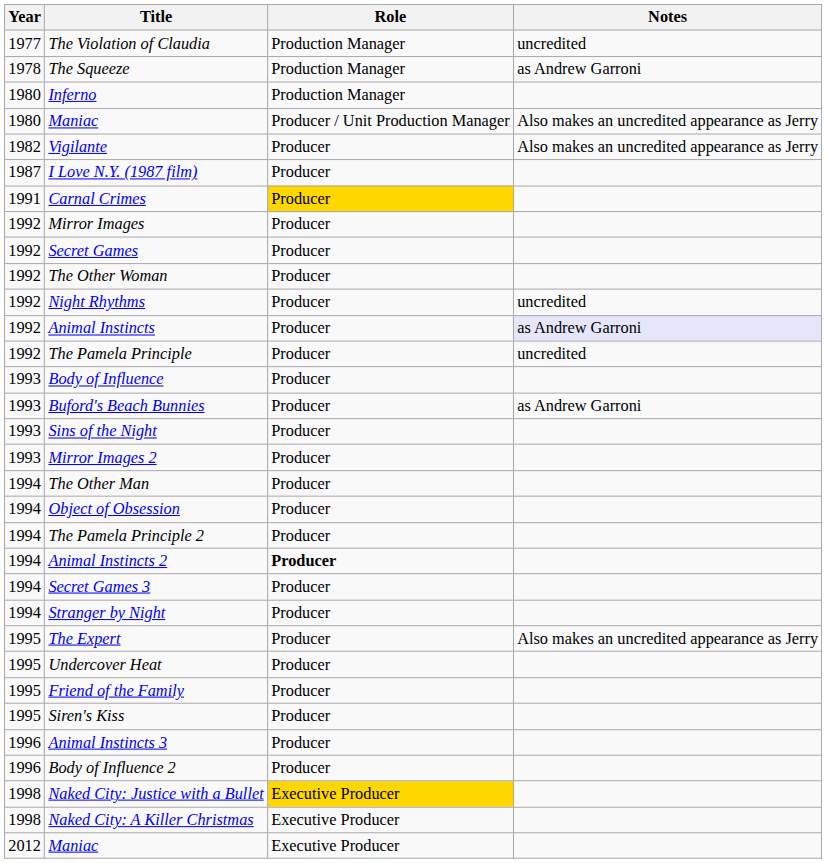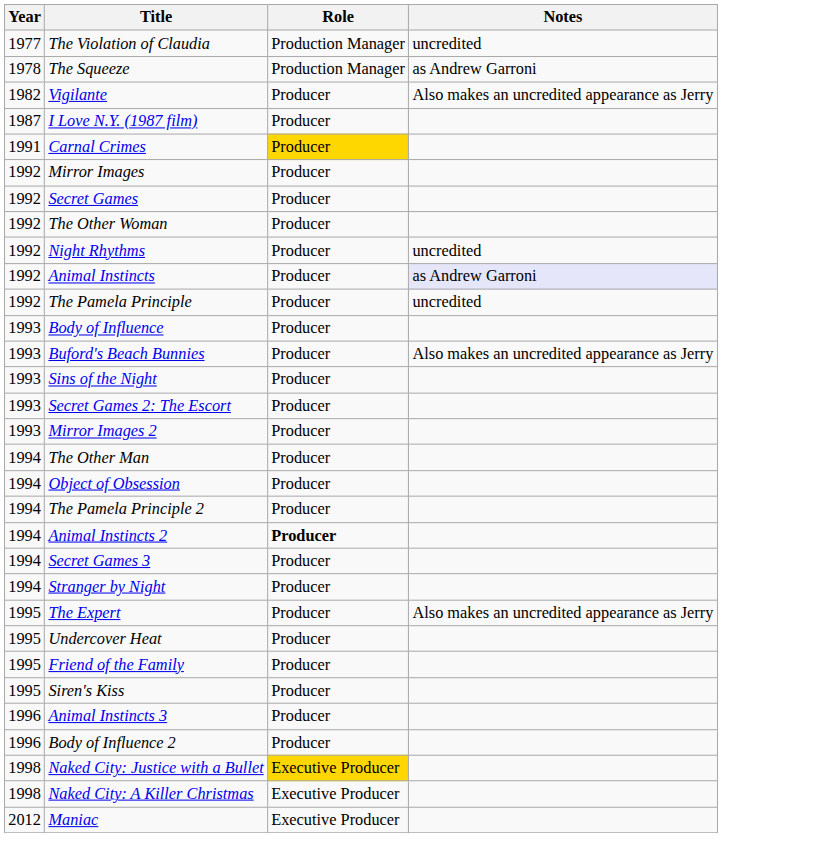- row: (25, 95)
- row: (25, 120)
(579, 405) as Andrew Garroni -> (563, 353) Also makes an uncredited appearance as Jerry
+ row: (25, 405)
